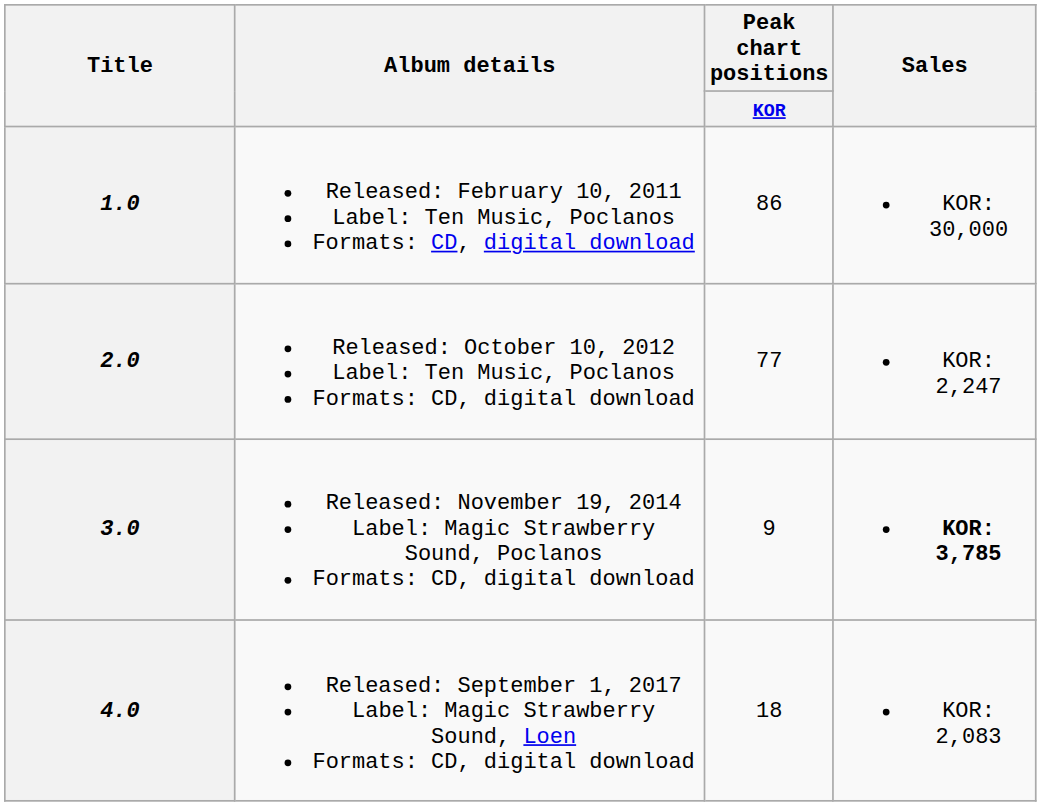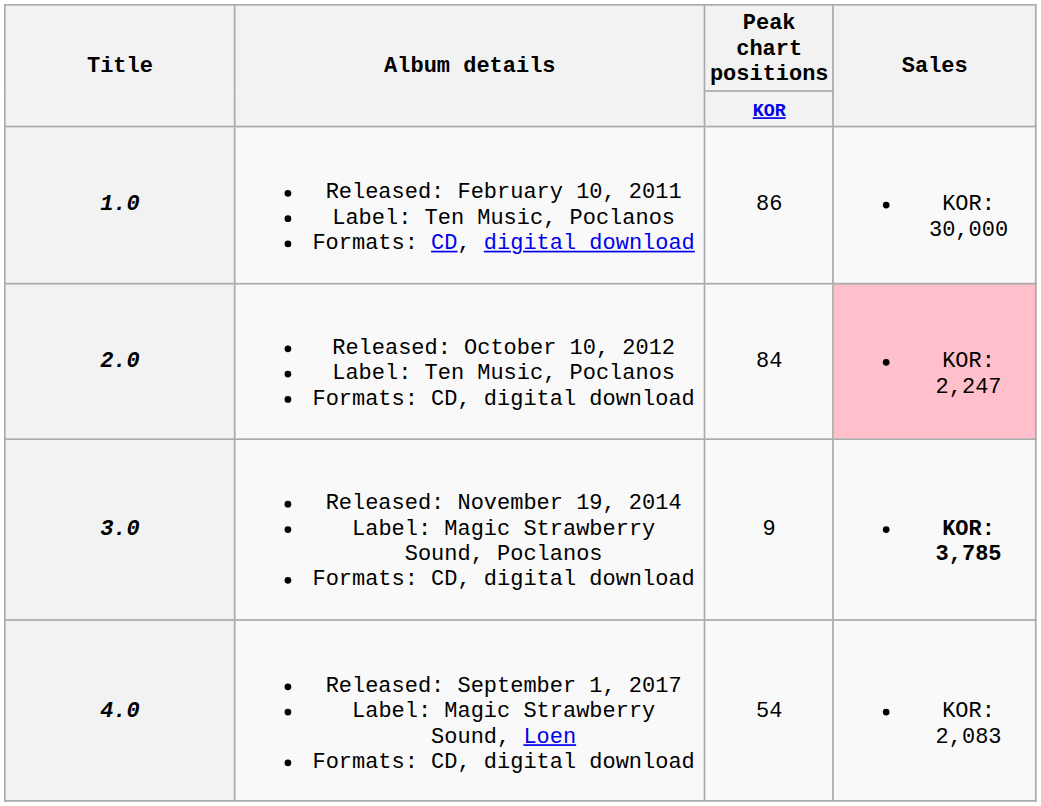(769, 361) 77 -> (769, 361) 84
(935, 374) no background -> (935, 374) pink background
(769, 710) 18 -> (769, 710) 54
